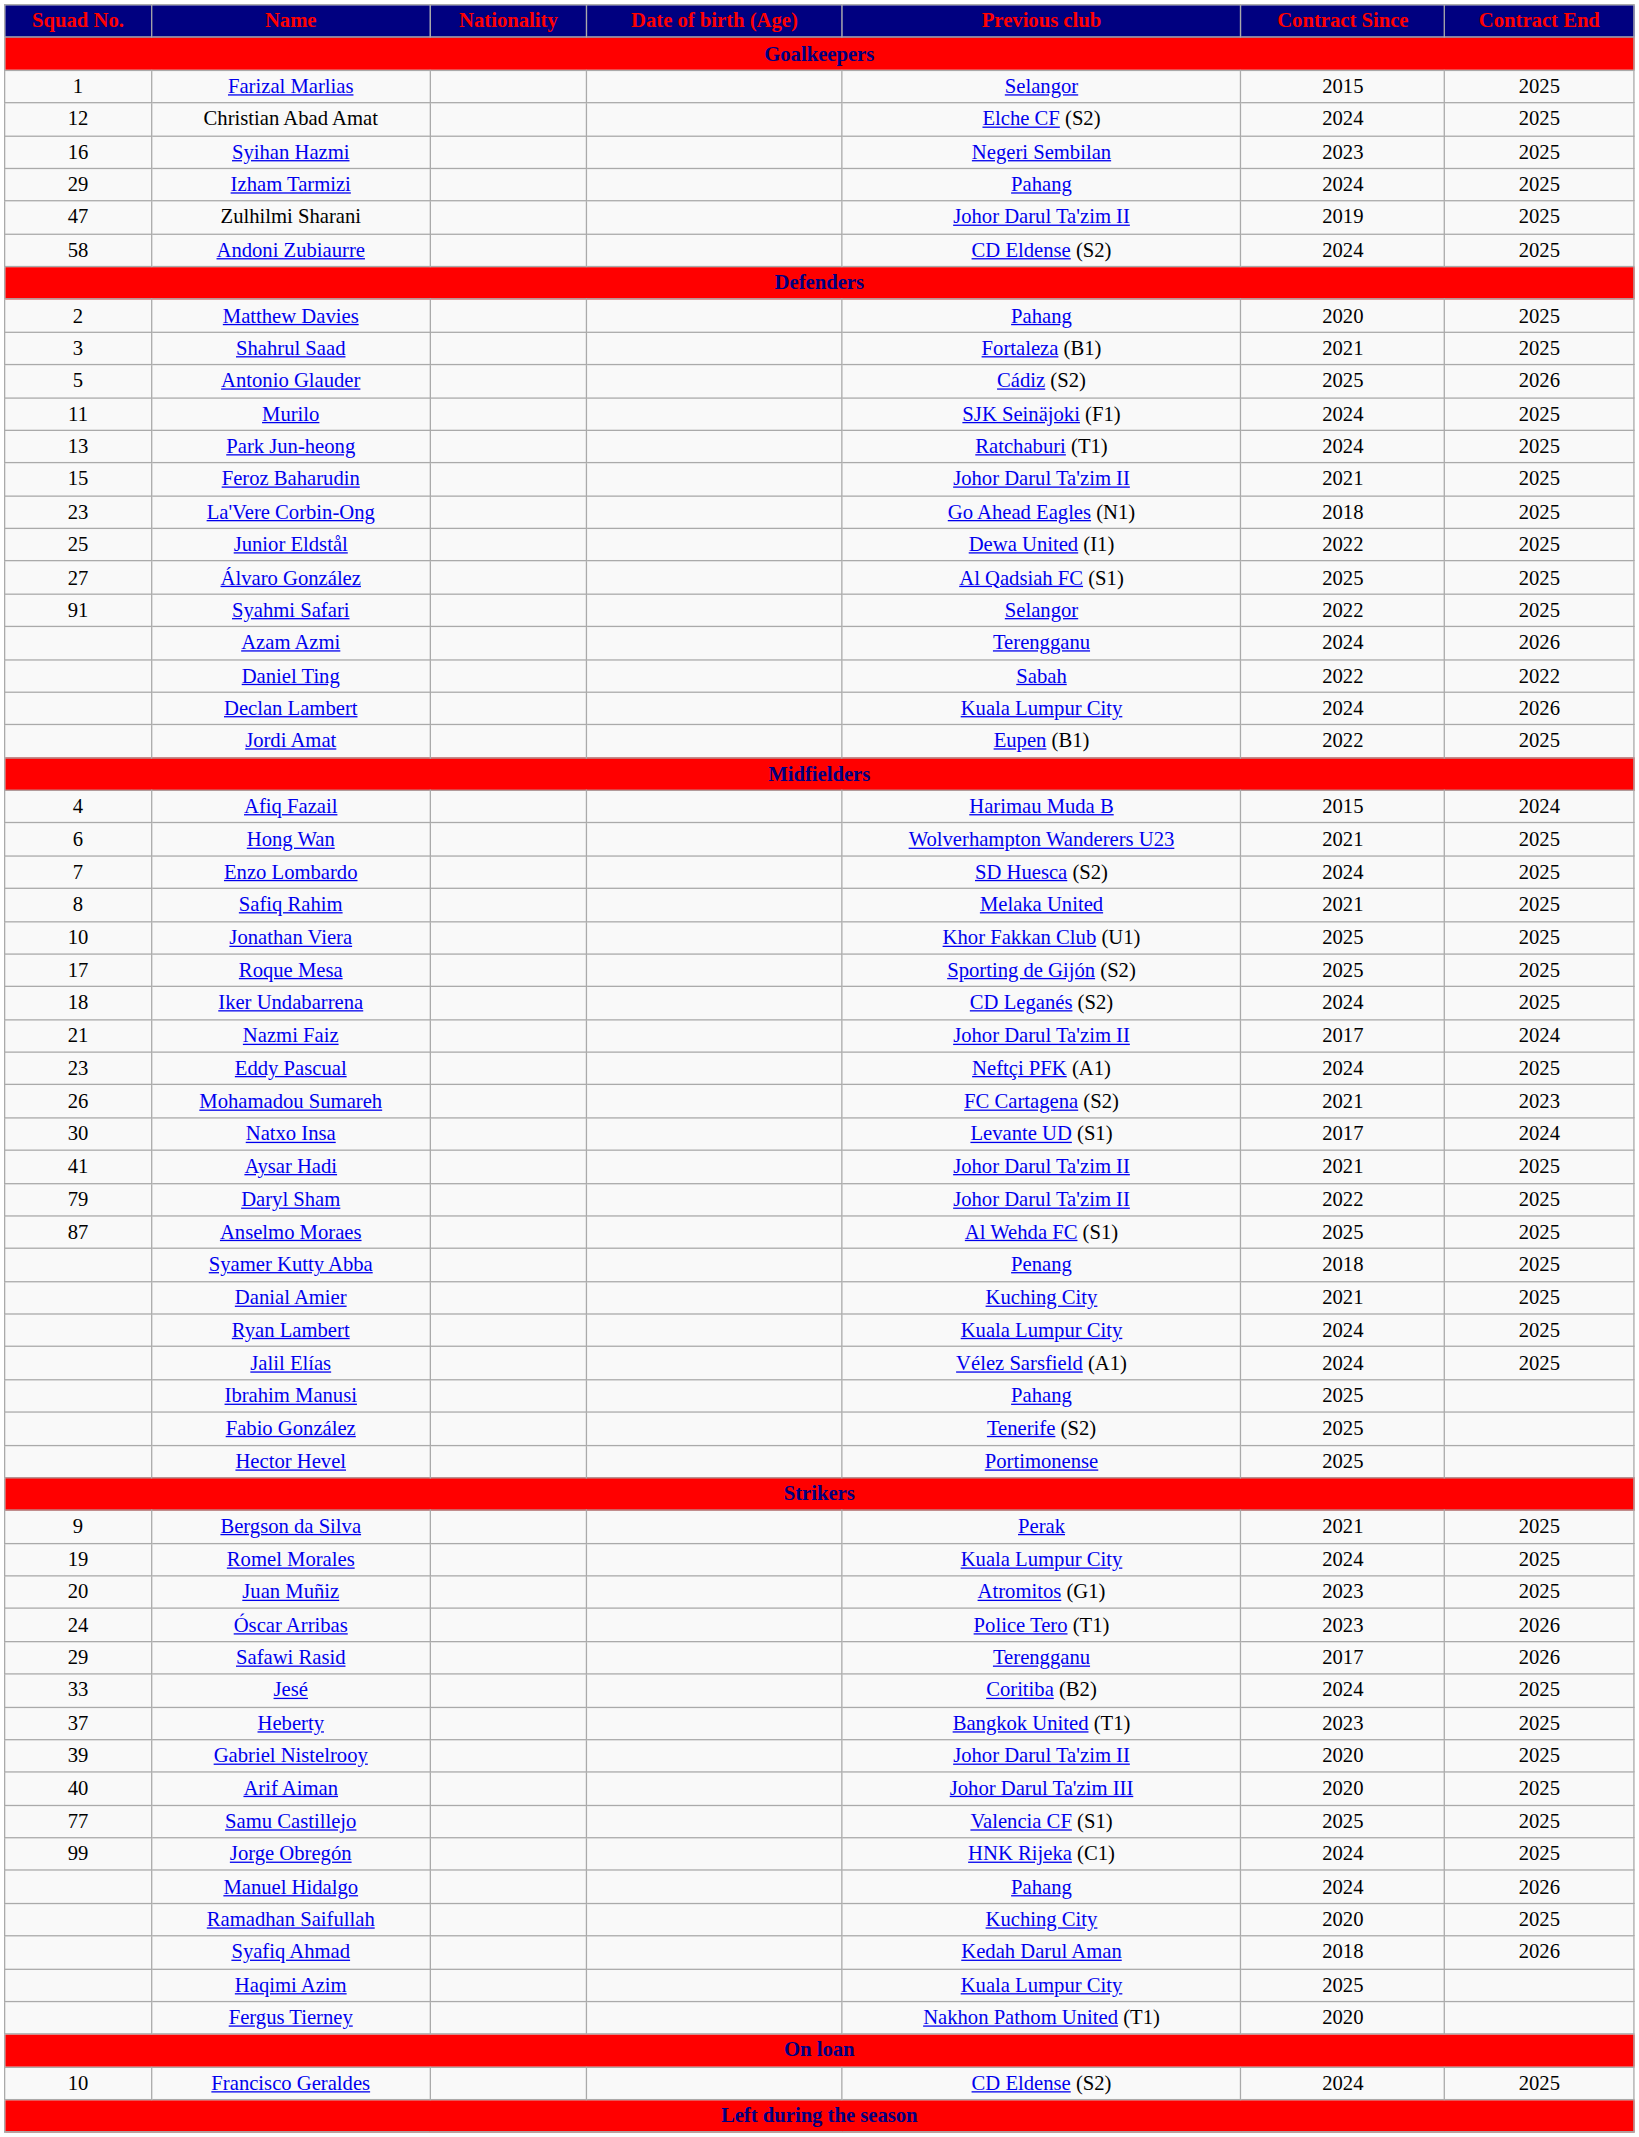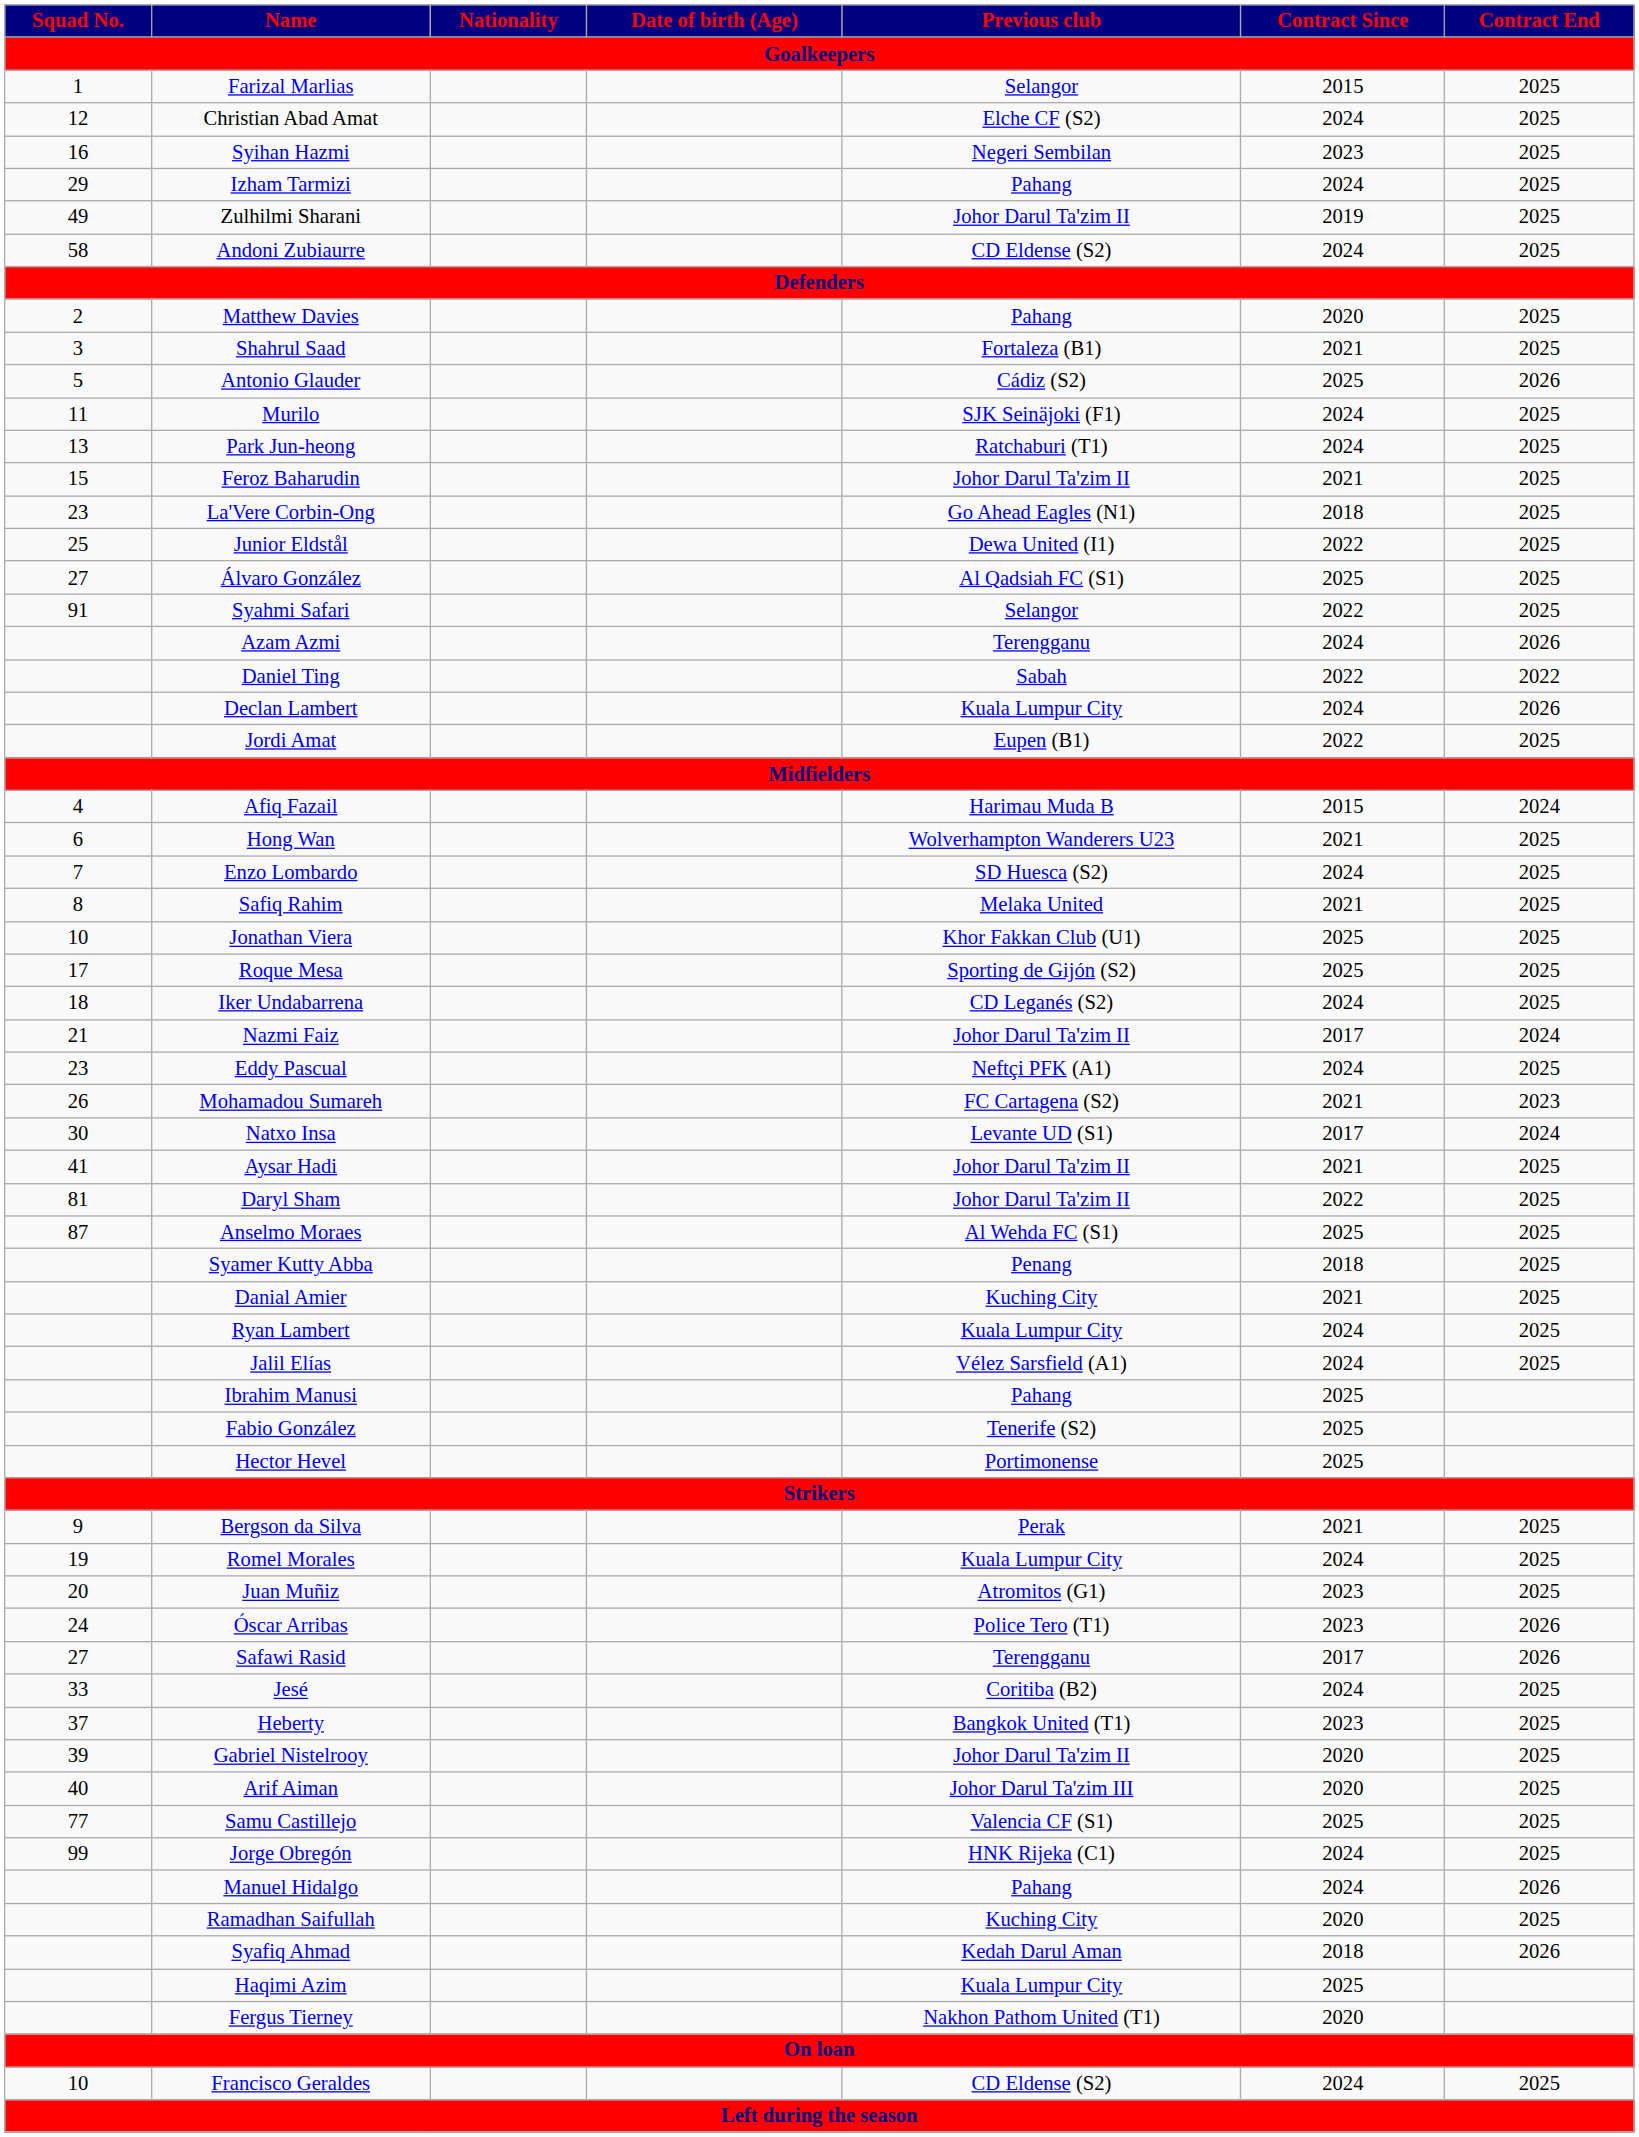(78, 217) 47 -> (78, 217) 49
(78, 1199) 79 -> (78, 1199) 81
(78, 1657) 29 -> (78, 1657) 27
